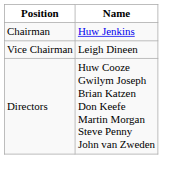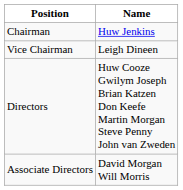+ row: (50, 170)
